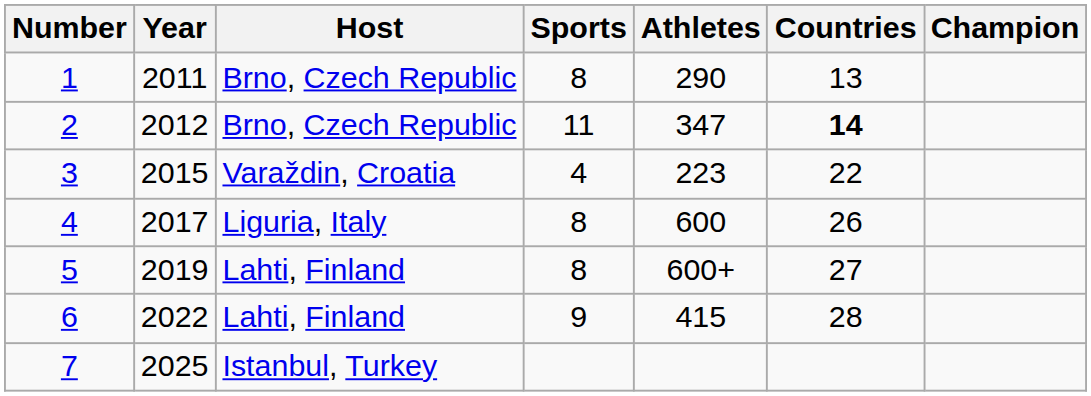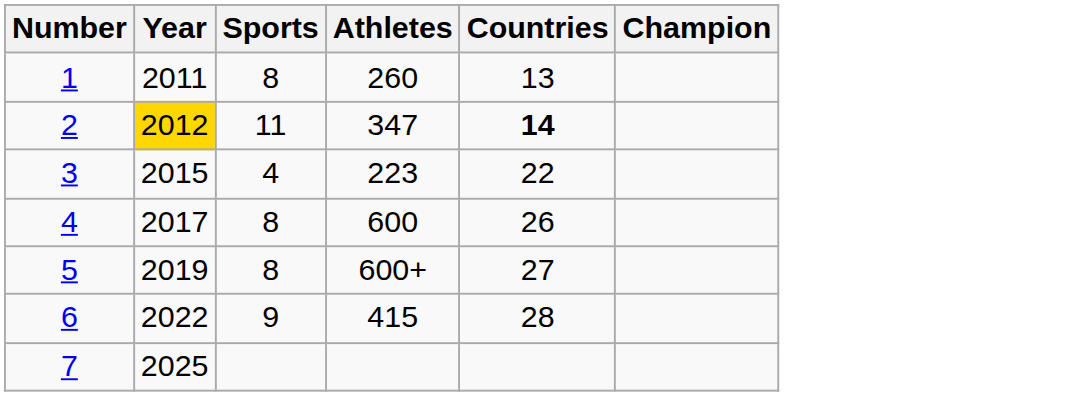- column: (369, 28)
(701, 76) 290 -> (393, 76) 260
(175, 125) no background -> (175, 125) gold background
